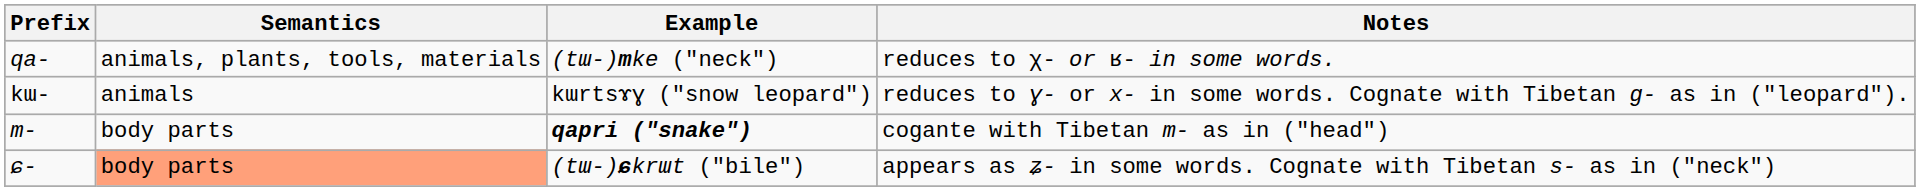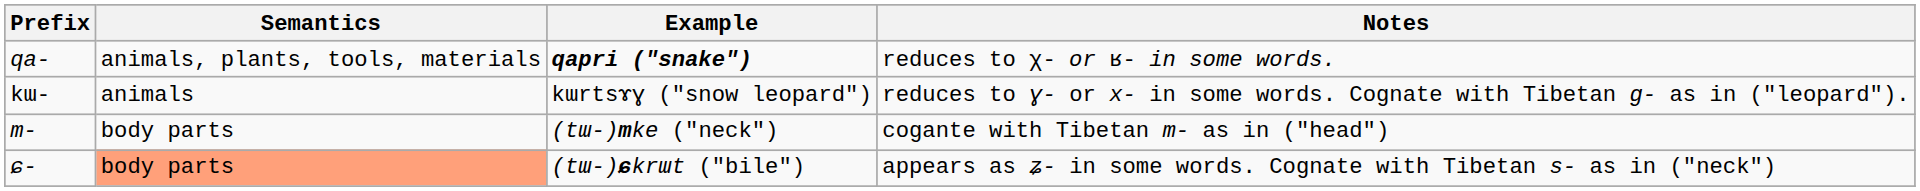(665, 59) (tɯ-)mke ("neck") -> (652, 59) qapri ("snake")
(652, 132) qapri ("snake") -> (665, 132) (tɯ-)mke ("neck")
